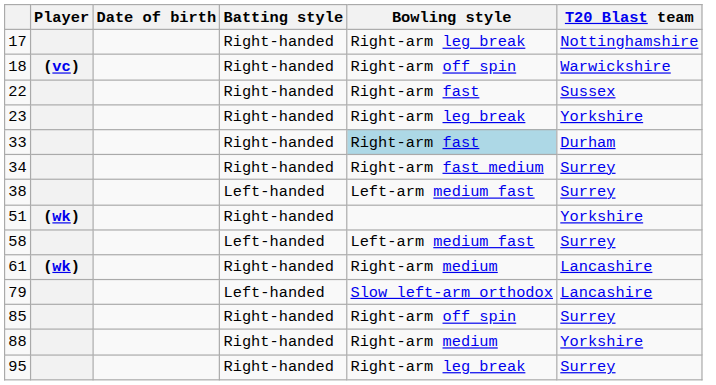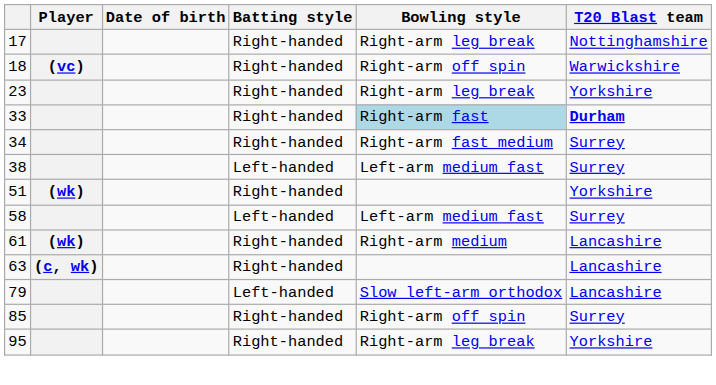- row: (17, 92)
(588, 142) normal -> (597, 117) bold
+ row: (17, 267)
- row: (17, 342)
(588, 367) Surrey -> (611, 342) Yorkshire
